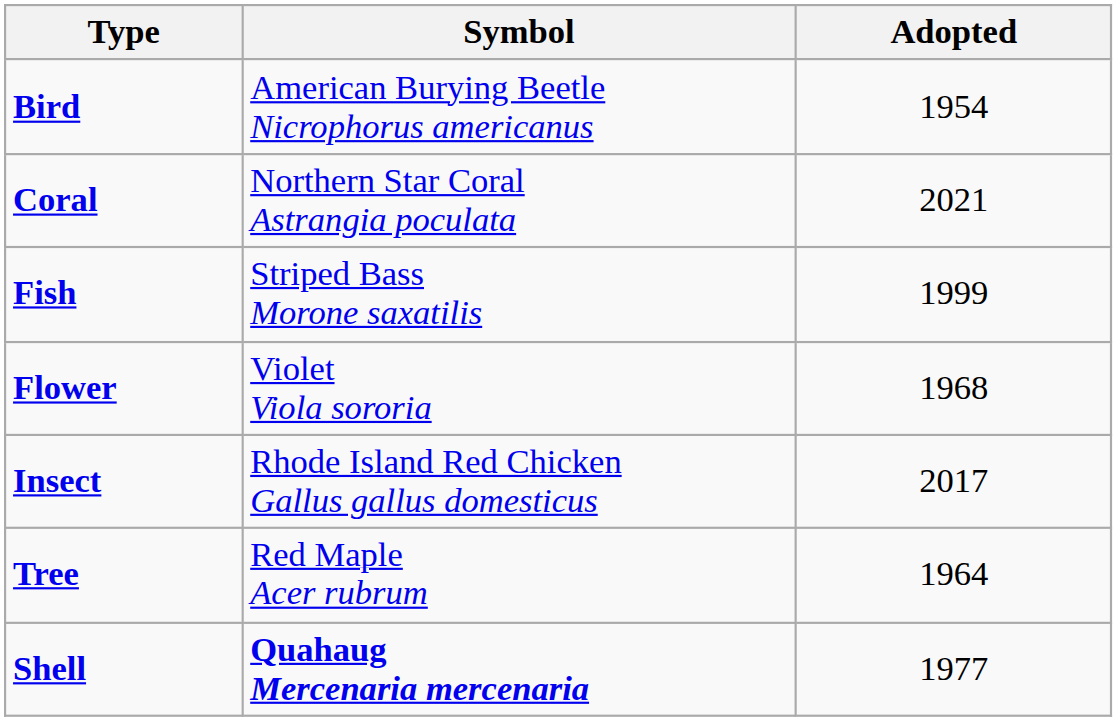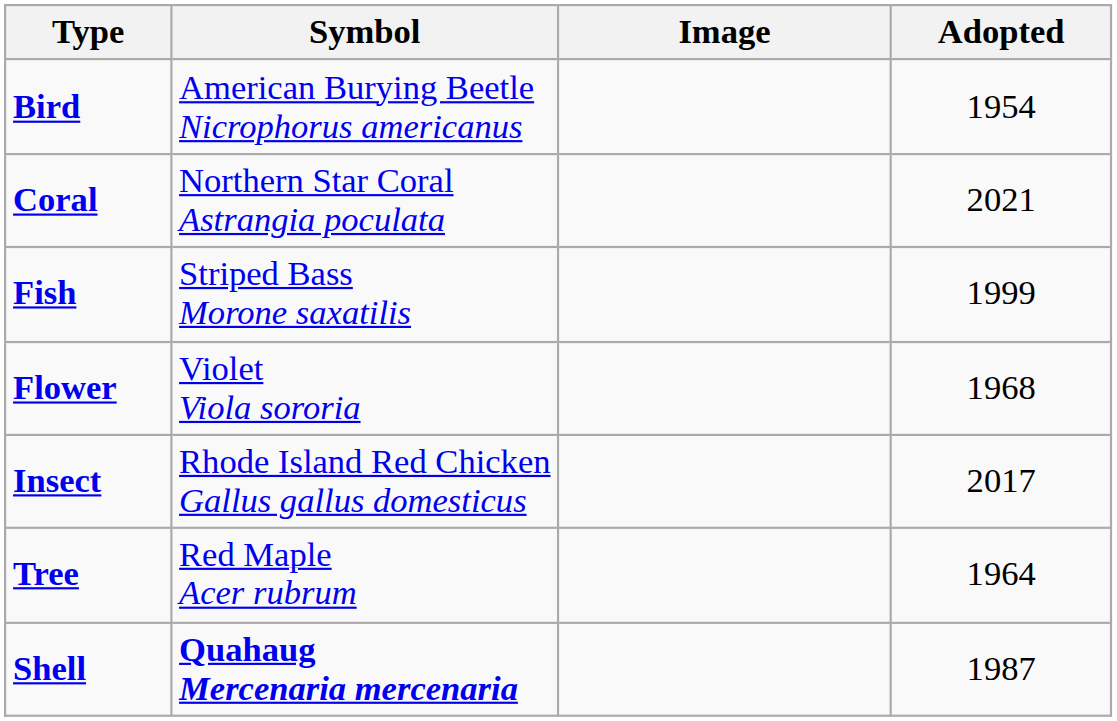+ column: (724, 31)
(954, 668) 1977 -> (1001, 668) 1987
